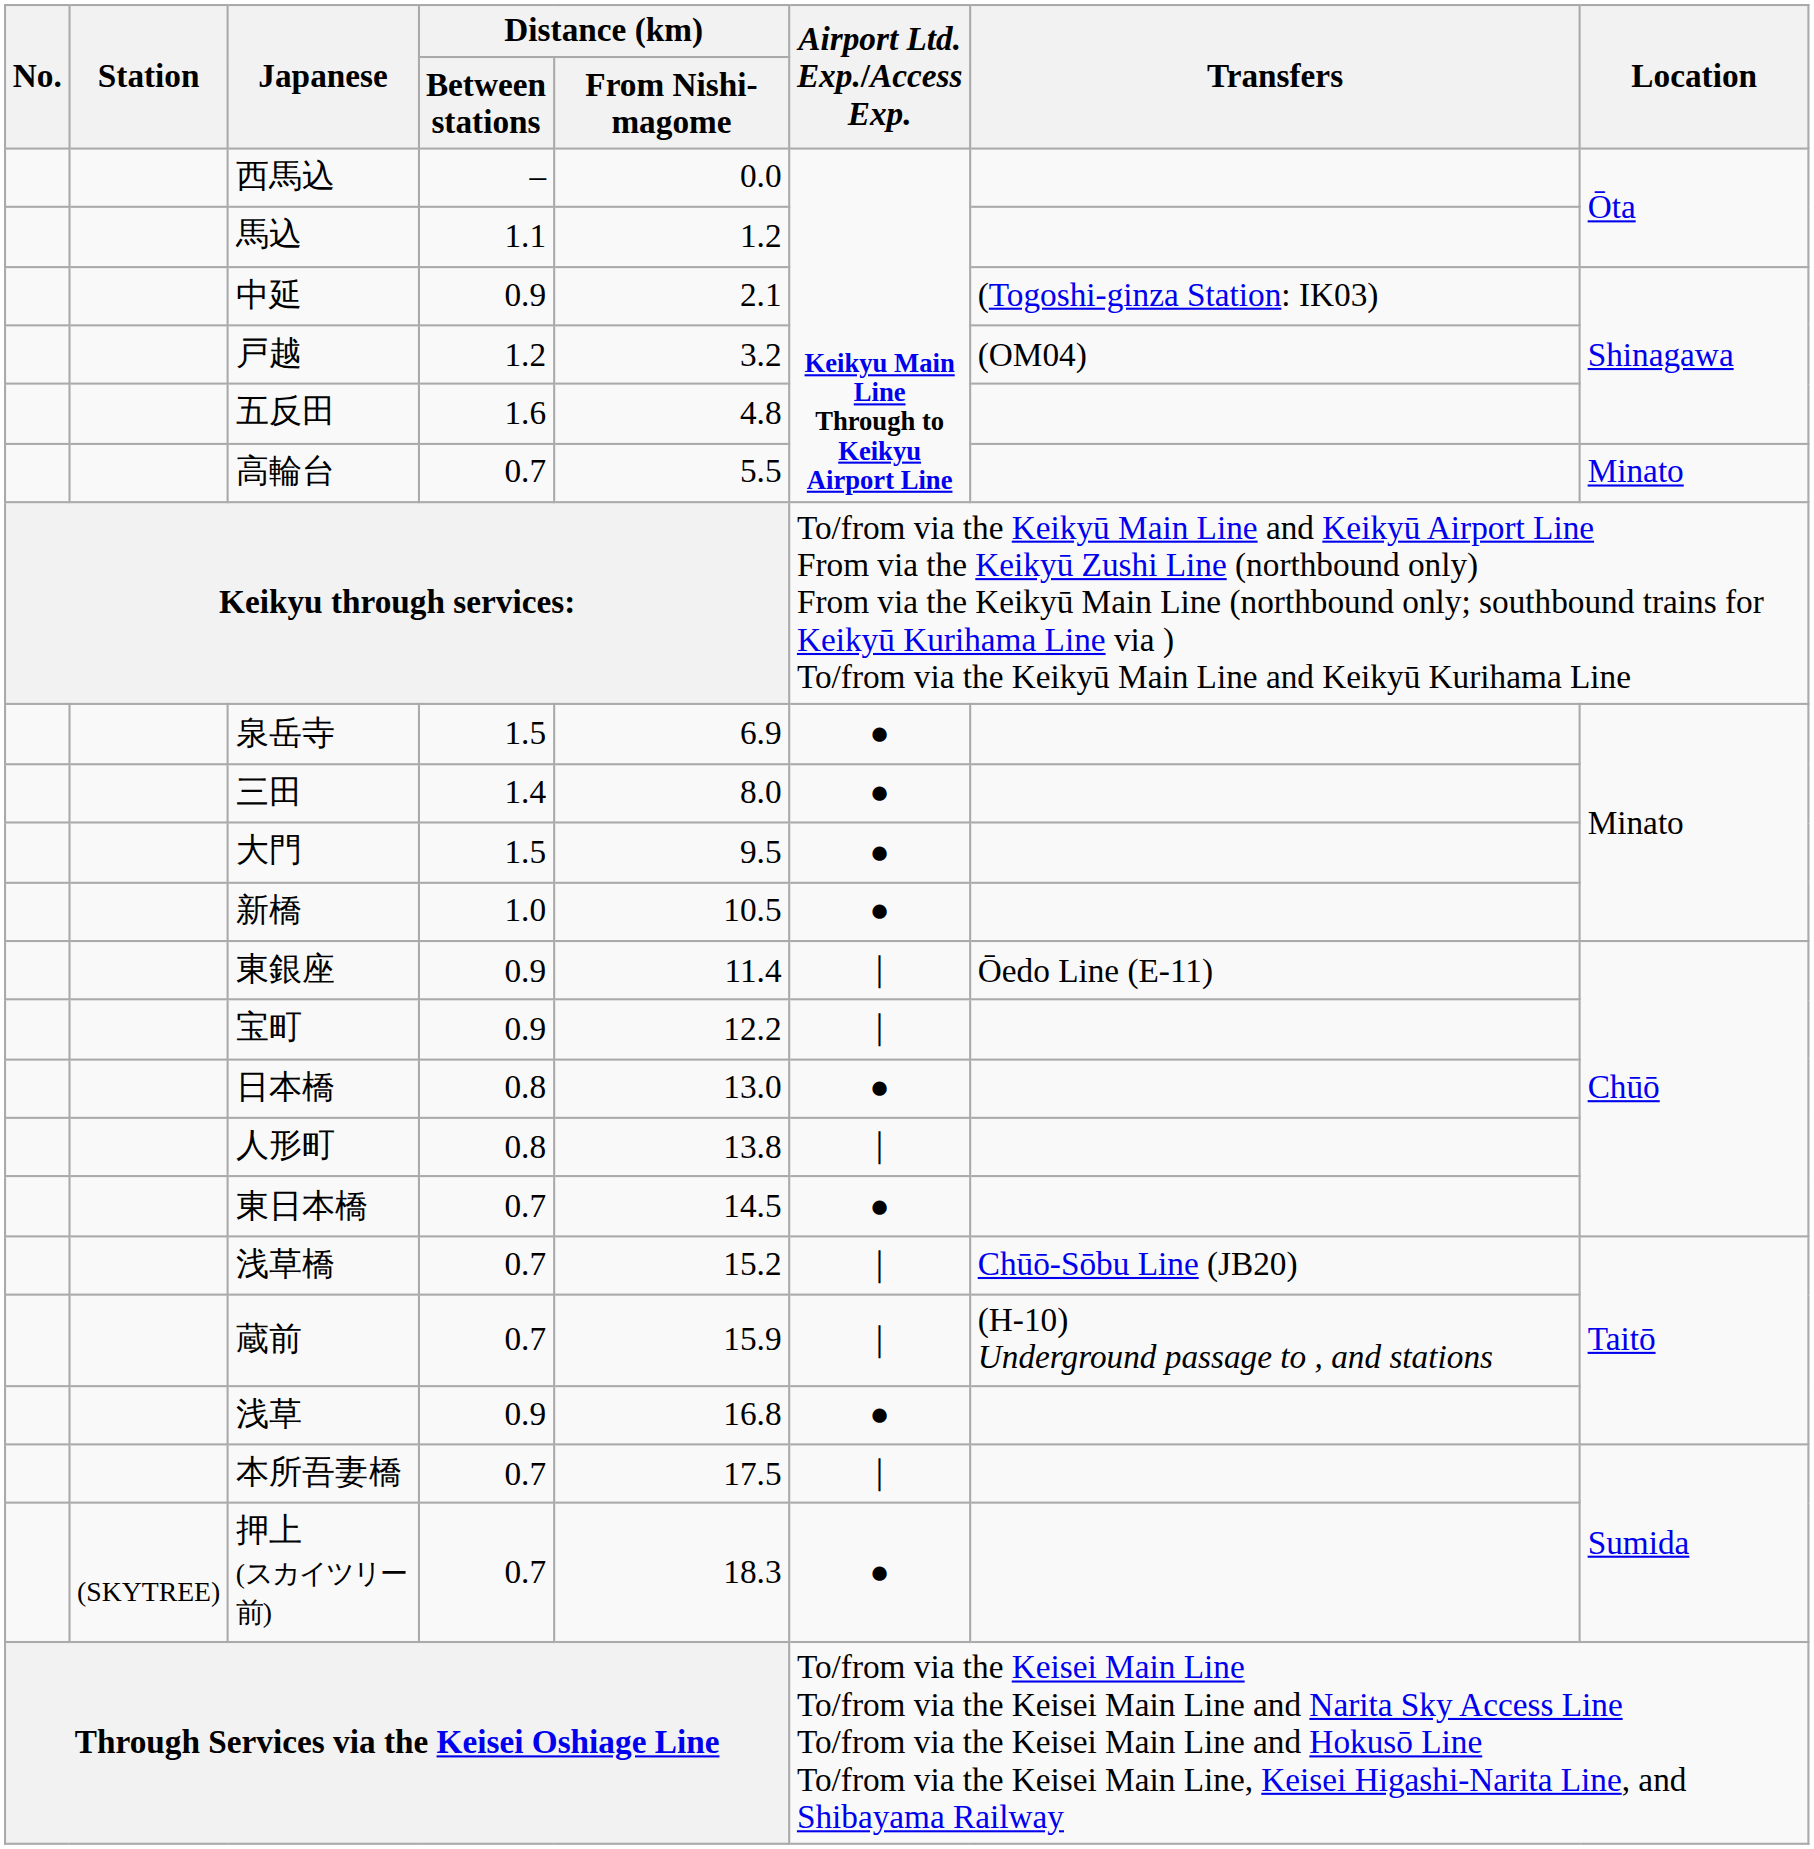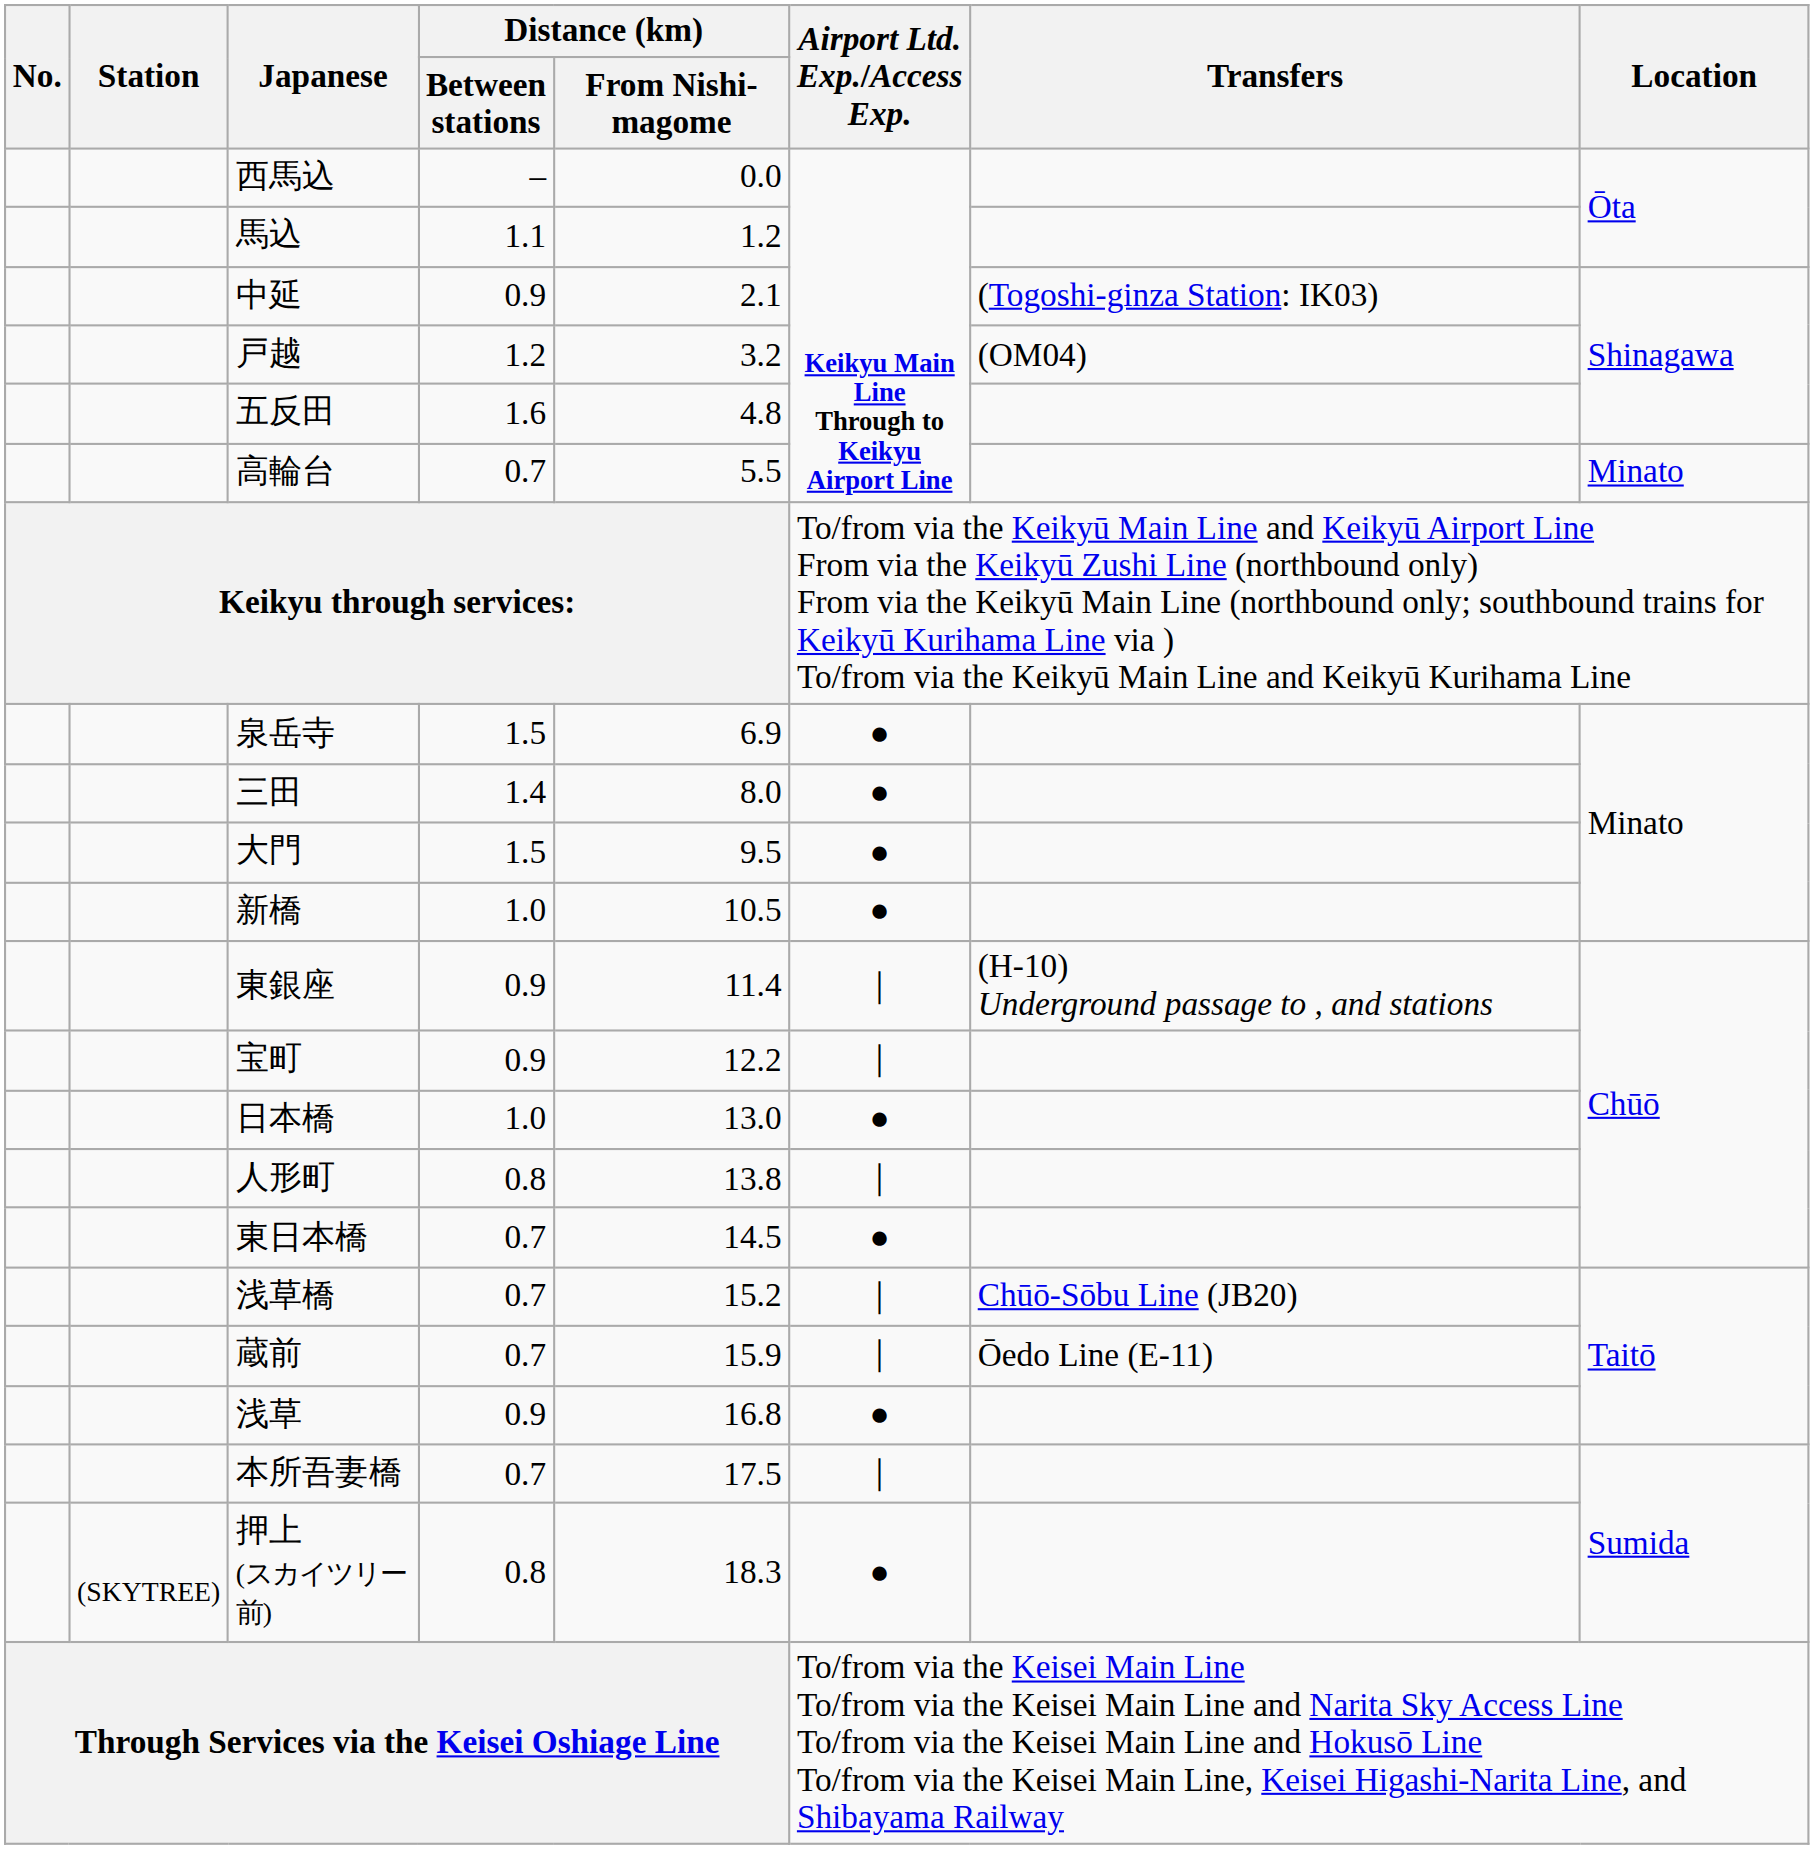(1095, 969) Ōedo Line (E-11) -> (1235, 985) (H-10) Underground passage to , and stations
(525, 1087) 0.8 -> (525, 1118) 1.0
(1235, 1339) (H-10) Underground passage to , and stations -> (1095, 1355) Ōedo Line (E-11)
(525, 1571) 0.7 -> (525, 1571) 0.8
